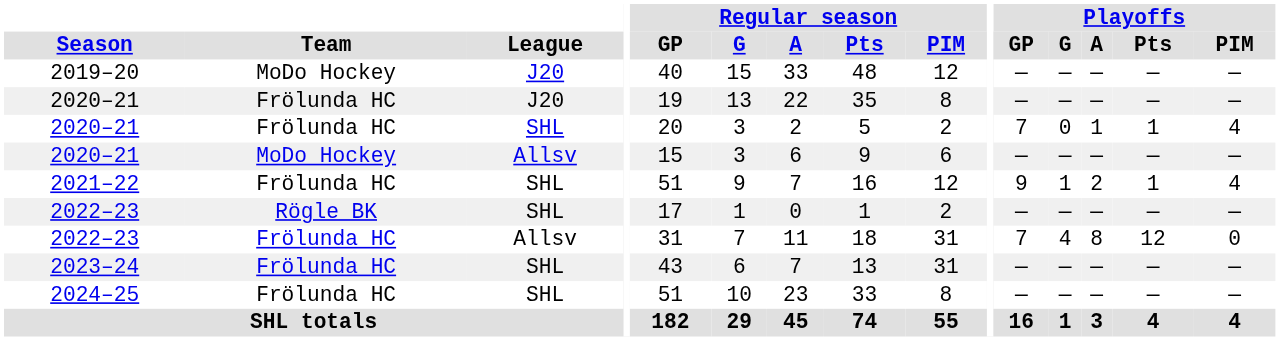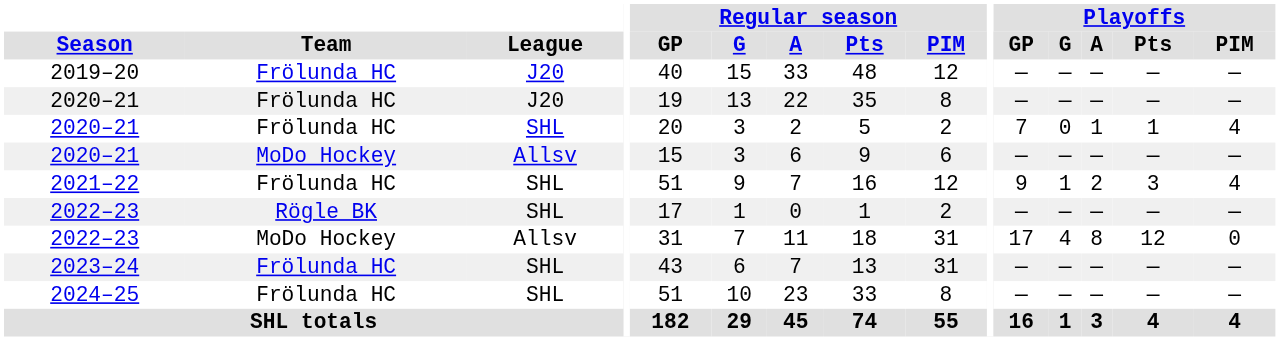(326, 73) MoDo Hockey -> (326, 73) Frölunda HC
(1153, 184) 1 -> (1153, 184) 3
(326, 240) Frölunda HC -> (326, 240) MoDo Hockey
(1021, 240) 7 -> (1021, 240) 17
